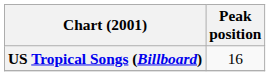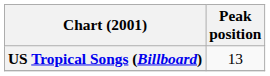(235, 58) 16 -> (235, 58) 13
